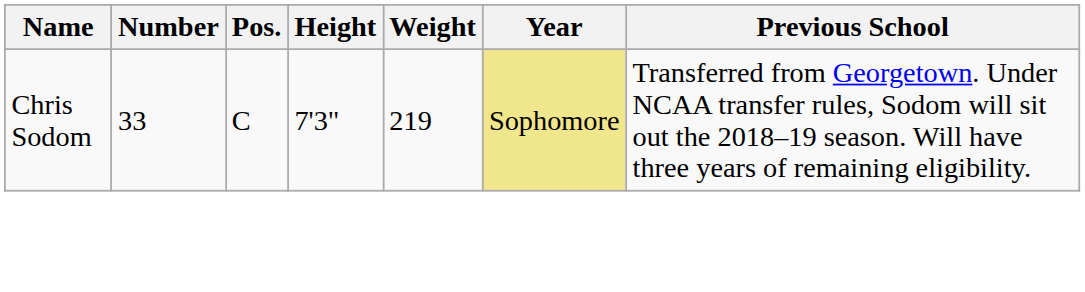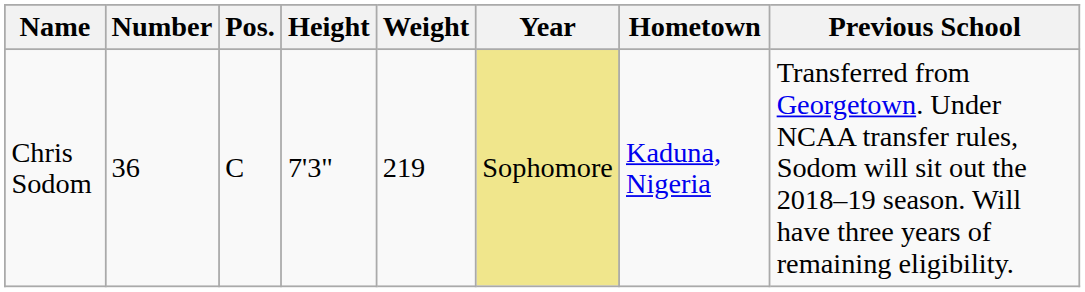+ column: (695, 26)
(132, 119) 33 -> (126, 167) 36
